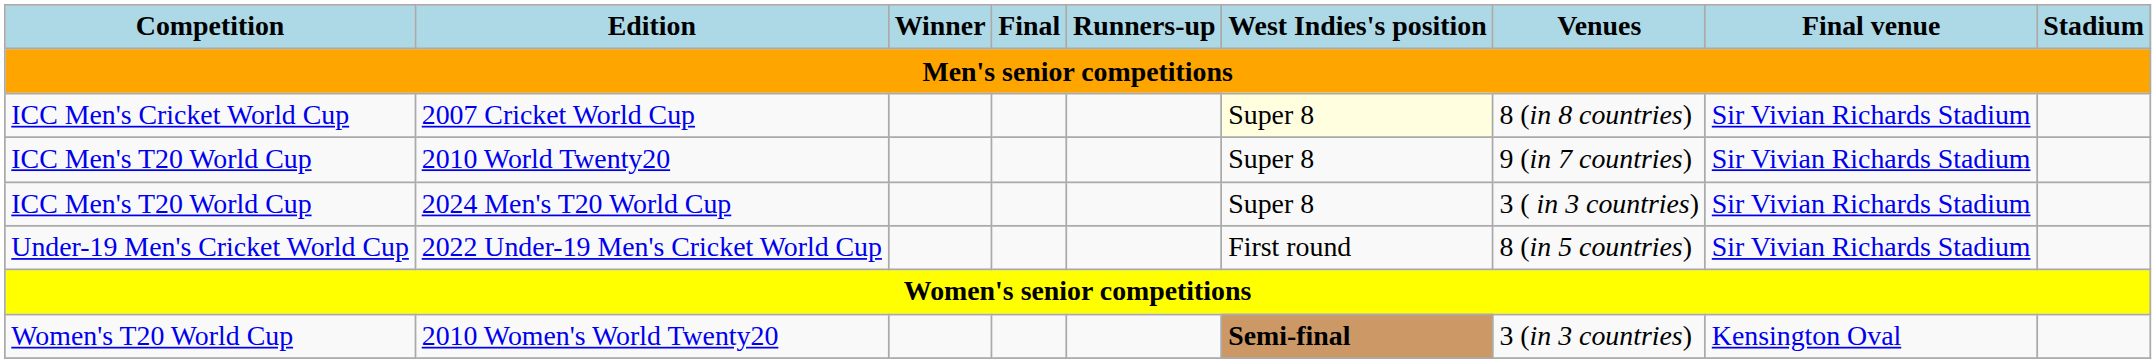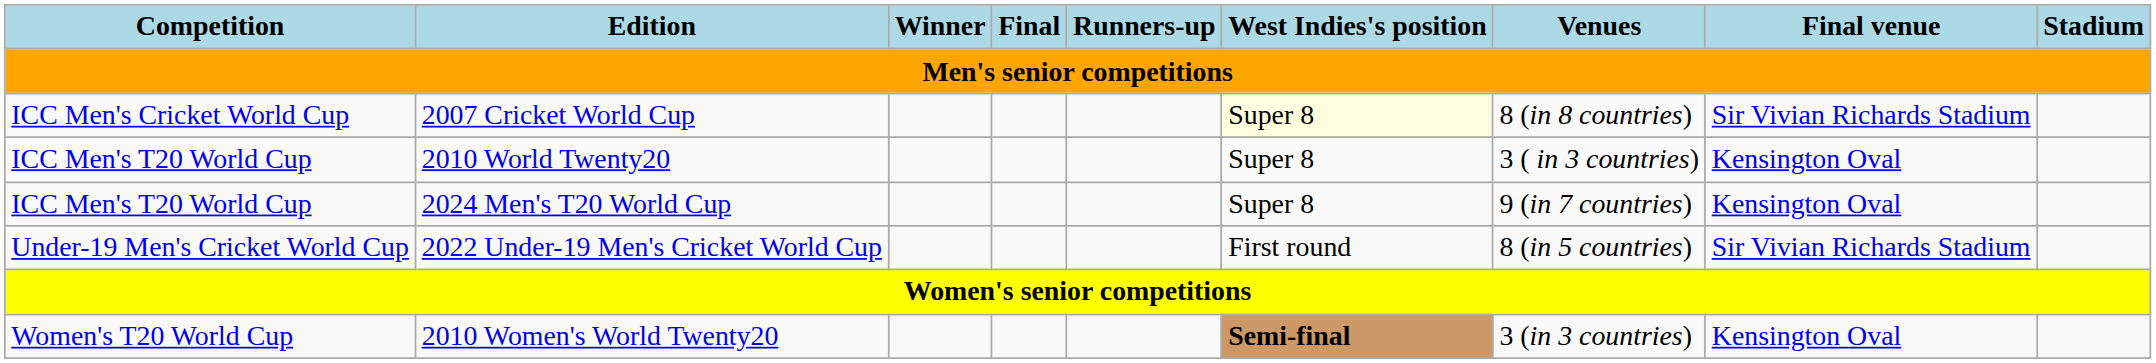(1596, 159) 9 (in 7 countries) -> (1599, 159) 3 ( in 3 countries)
(1871, 159) Sir Vivian Richards Stadium -> (1807, 159) Kensington Oval
(1599, 203) 3 ( in 3 countries) -> (1596, 203) 9 (in 7 countries)
(1871, 203) Sir Vivian Richards Stadium -> (1807, 203) Kensington Oval
